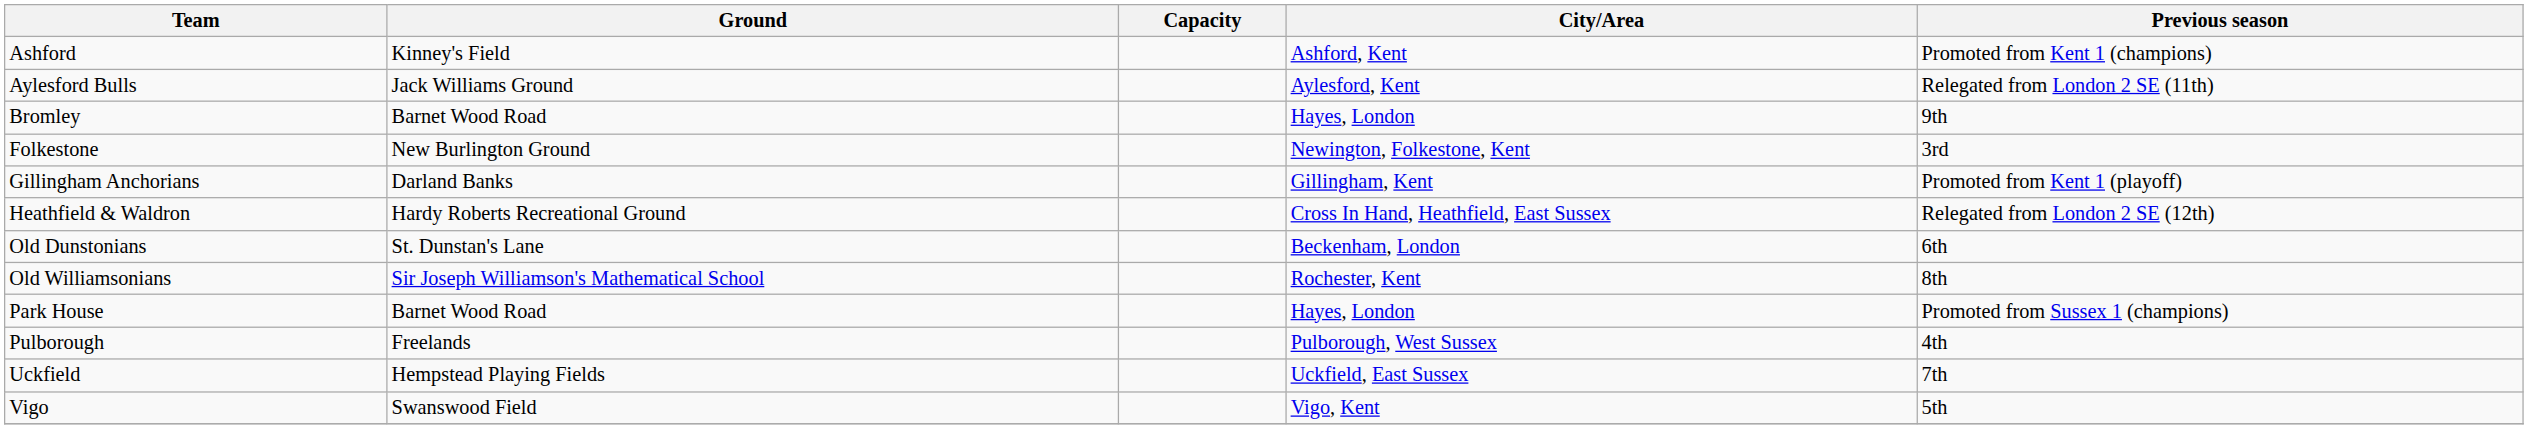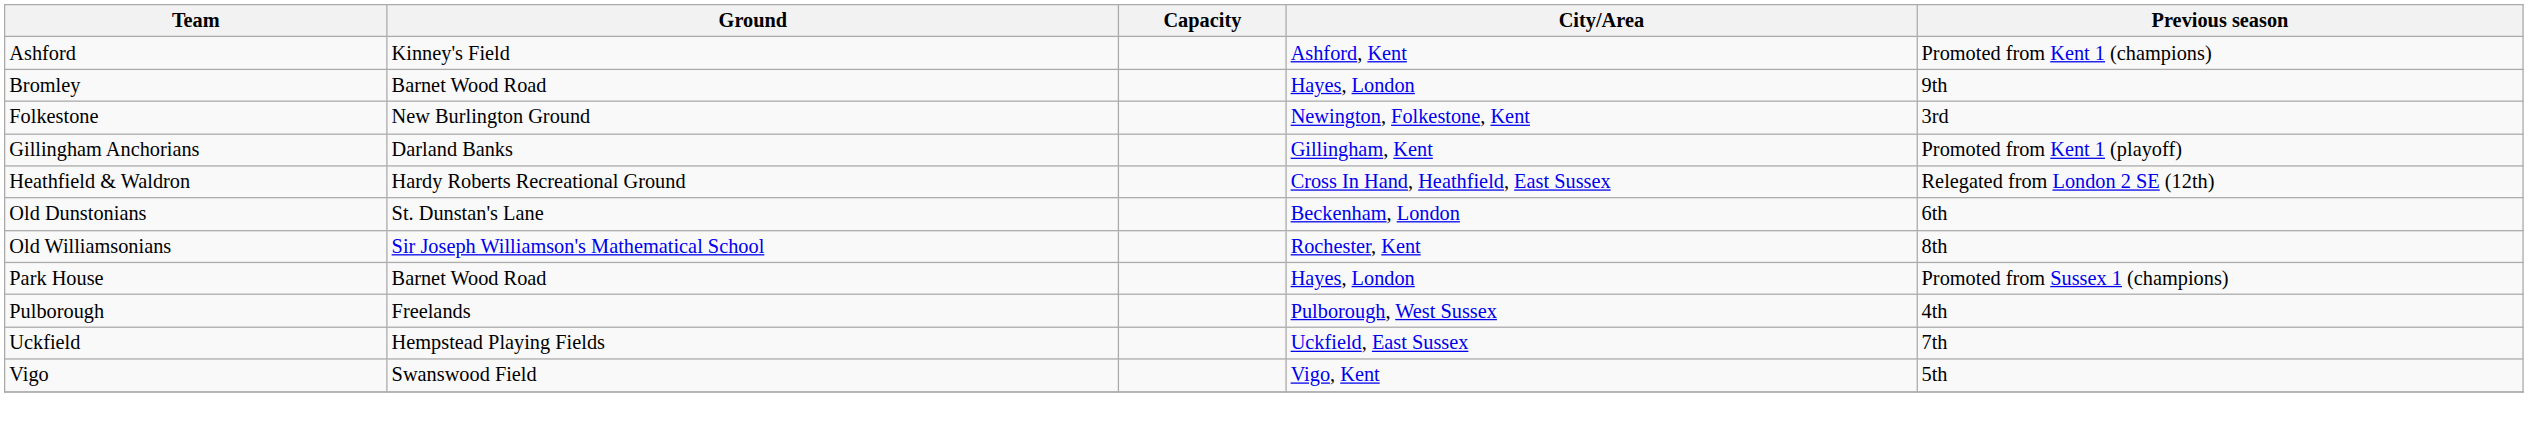- row: (73, 85)
